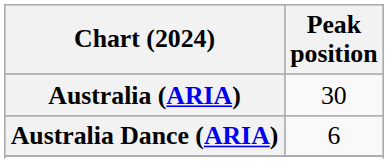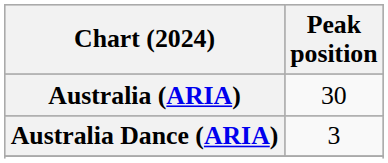(334, 135) 6 -> (334, 135) 3
